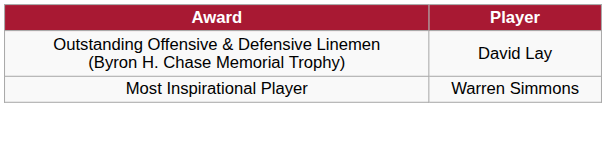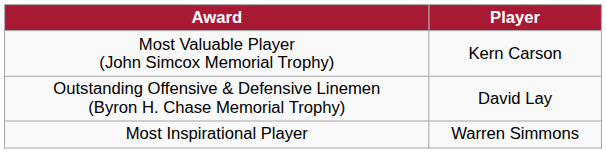+ row: (217, 53)
